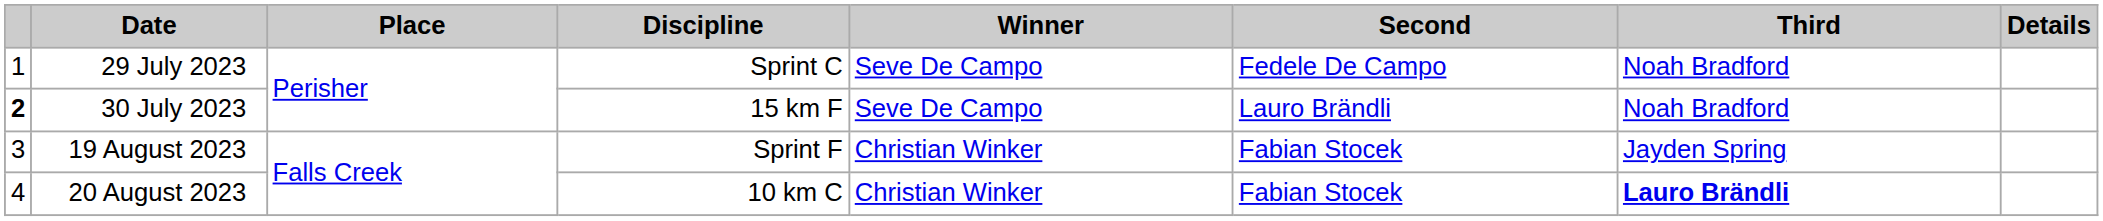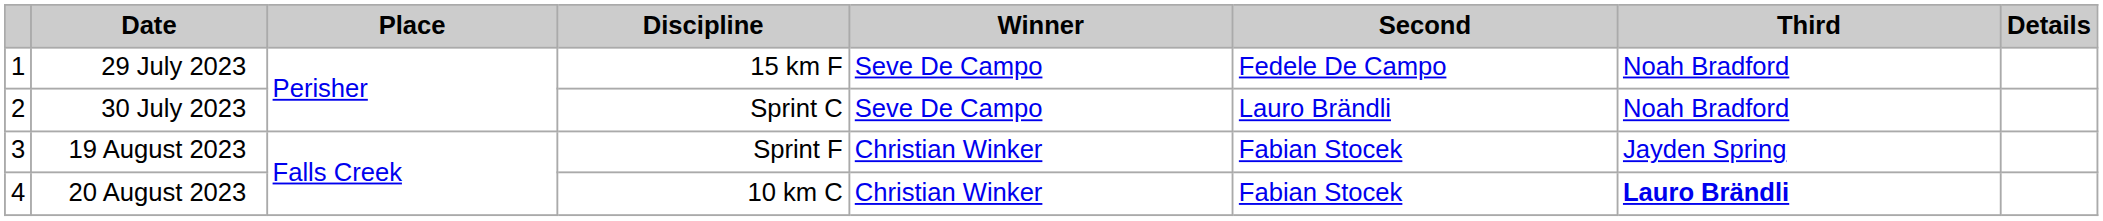(796, 67) Sprint C -> (796, 67) 15 km F
(18, 108) bold -> (18, 108) normal
(796, 108) 15 km F -> (796, 108) Sprint C
